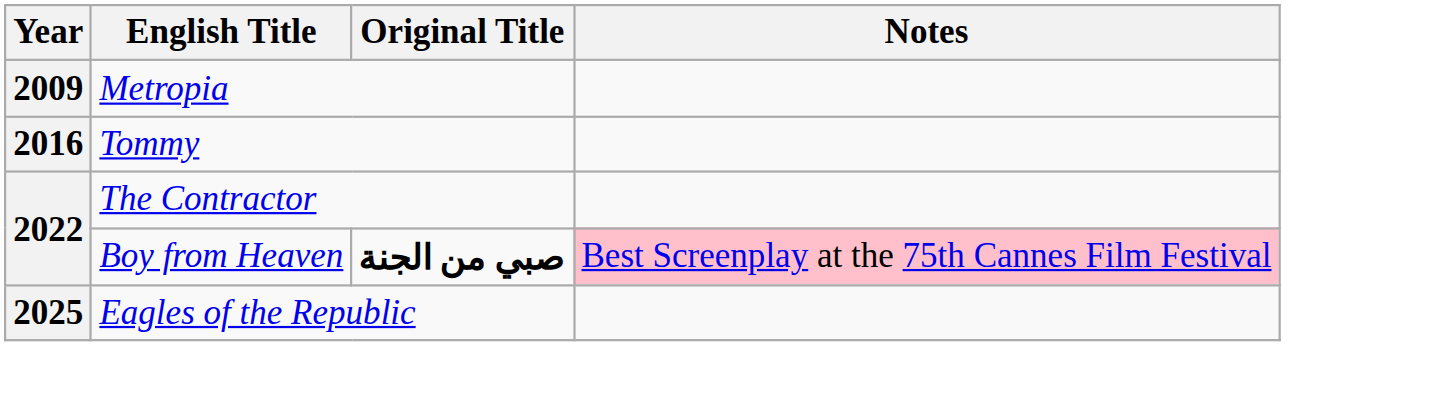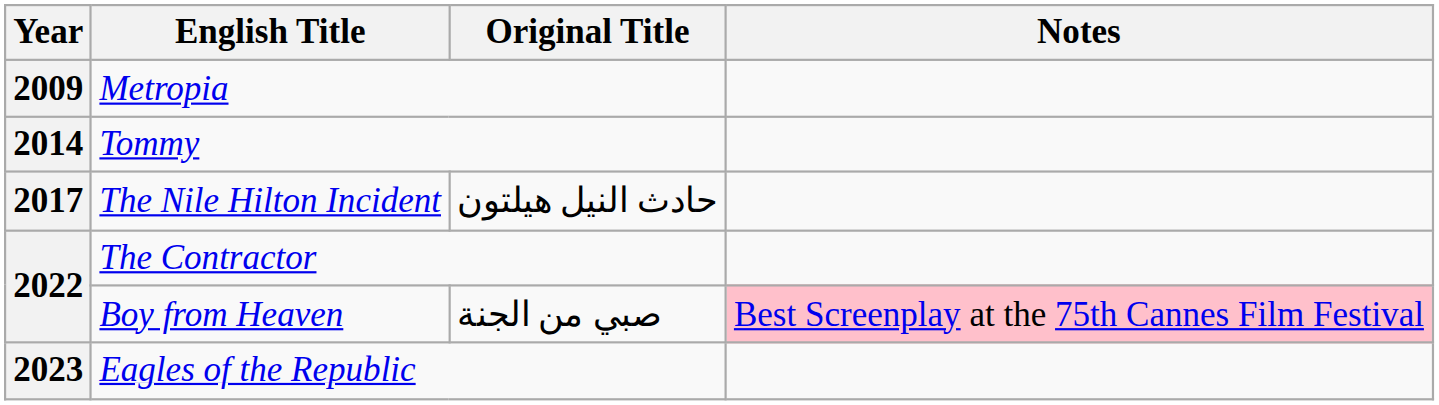(48, 143) 2016 -> (48, 143) 2014
+ row: (270, 200)
(462, 256) bold -> (560, 314) normal
(48, 312) 2025 -> (48, 370) 2023
